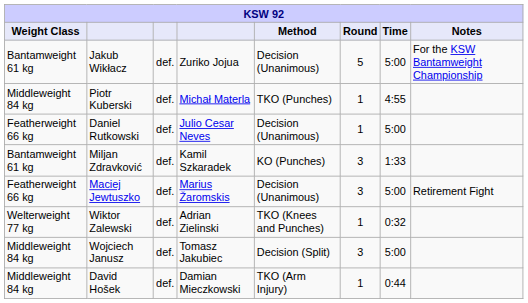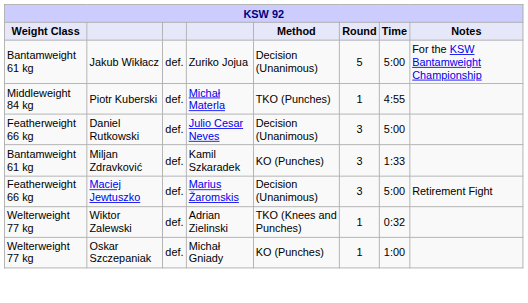(360, 130) 1 -> (359, 130) 3
- row: (111, 252)
+ row: (120, 252)
- row: (105, 283)
